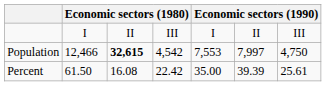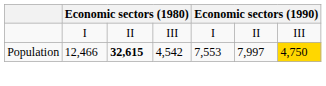(294, 52) no background -> (294, 52) gold background
- row: (25, 71)
